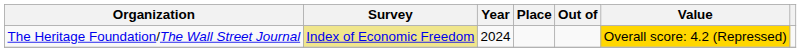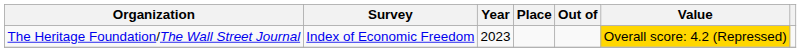(390, 36) khaki background -> (390, 36) no background
(496, 36) 2024 -> (496, 36) 2023
